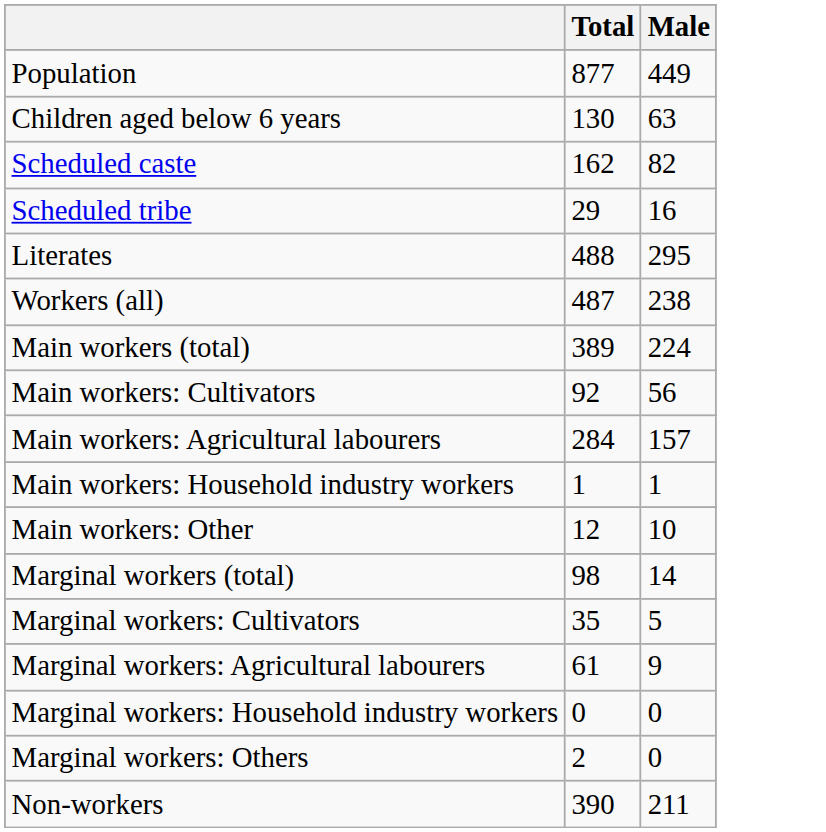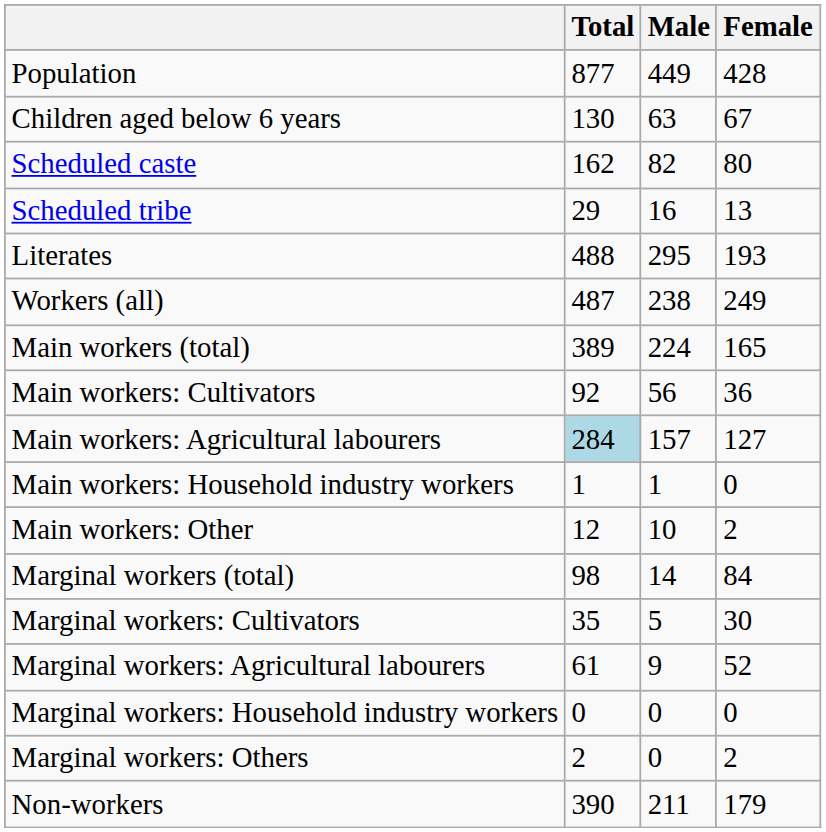+ column: (768, 27)
(593, 438) no background -> (593, 438) lightblue background
